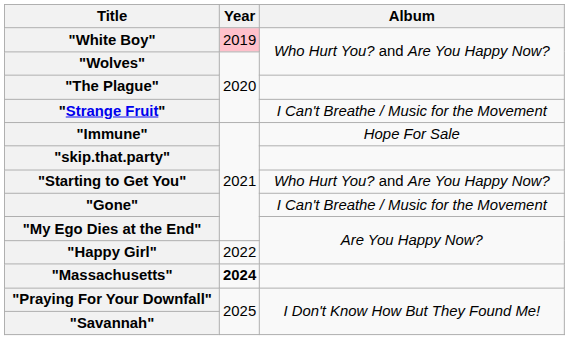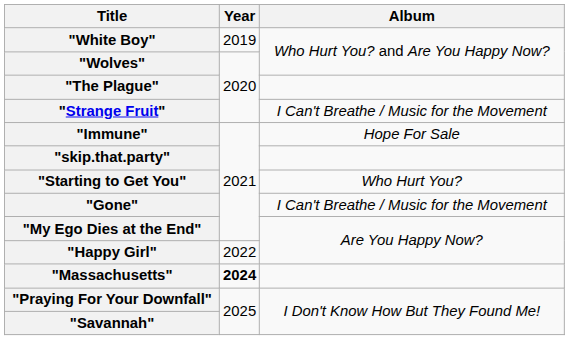(240, 39) pink background -> (240, 39) no background
(412, 181) Who Hurt You? and Are You Happy Now? -> (412, 181) Who Hurt You?
